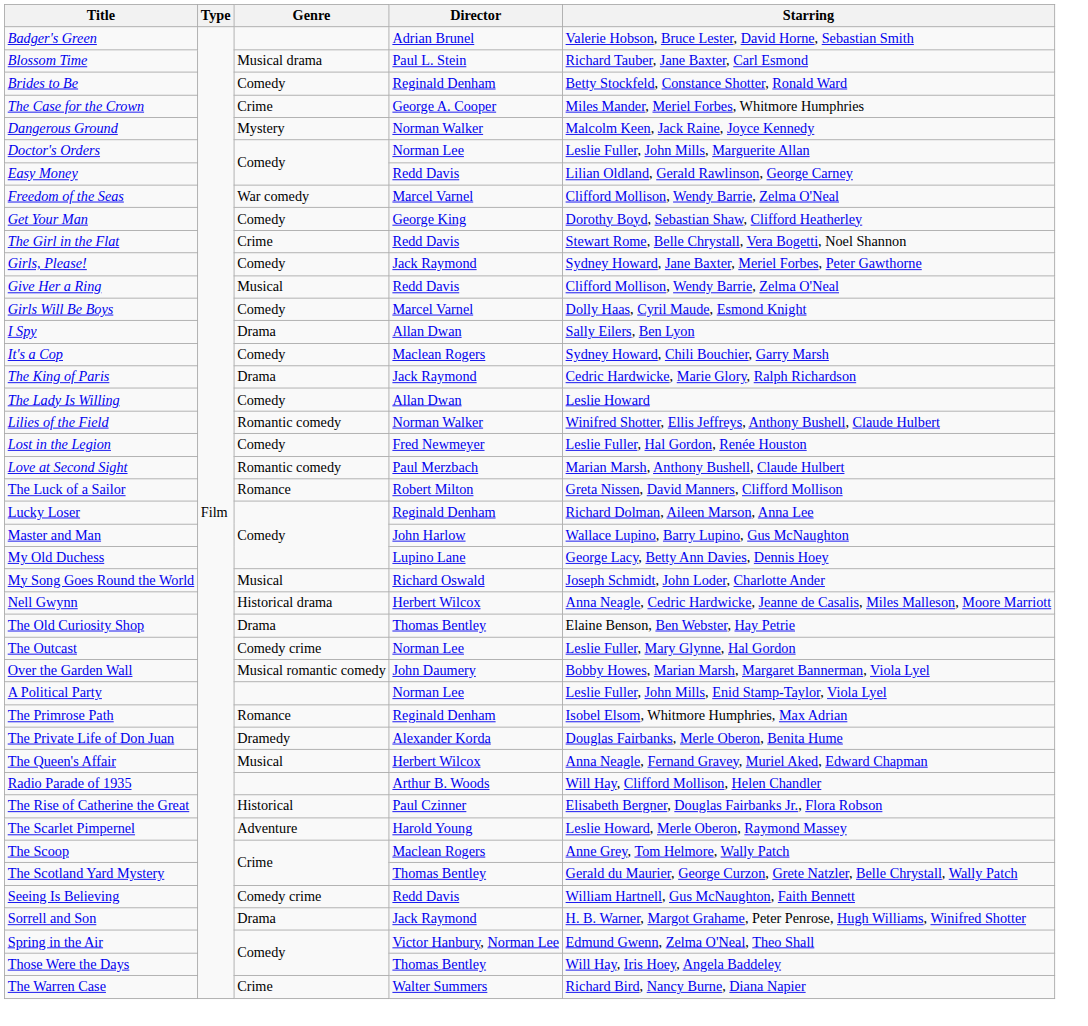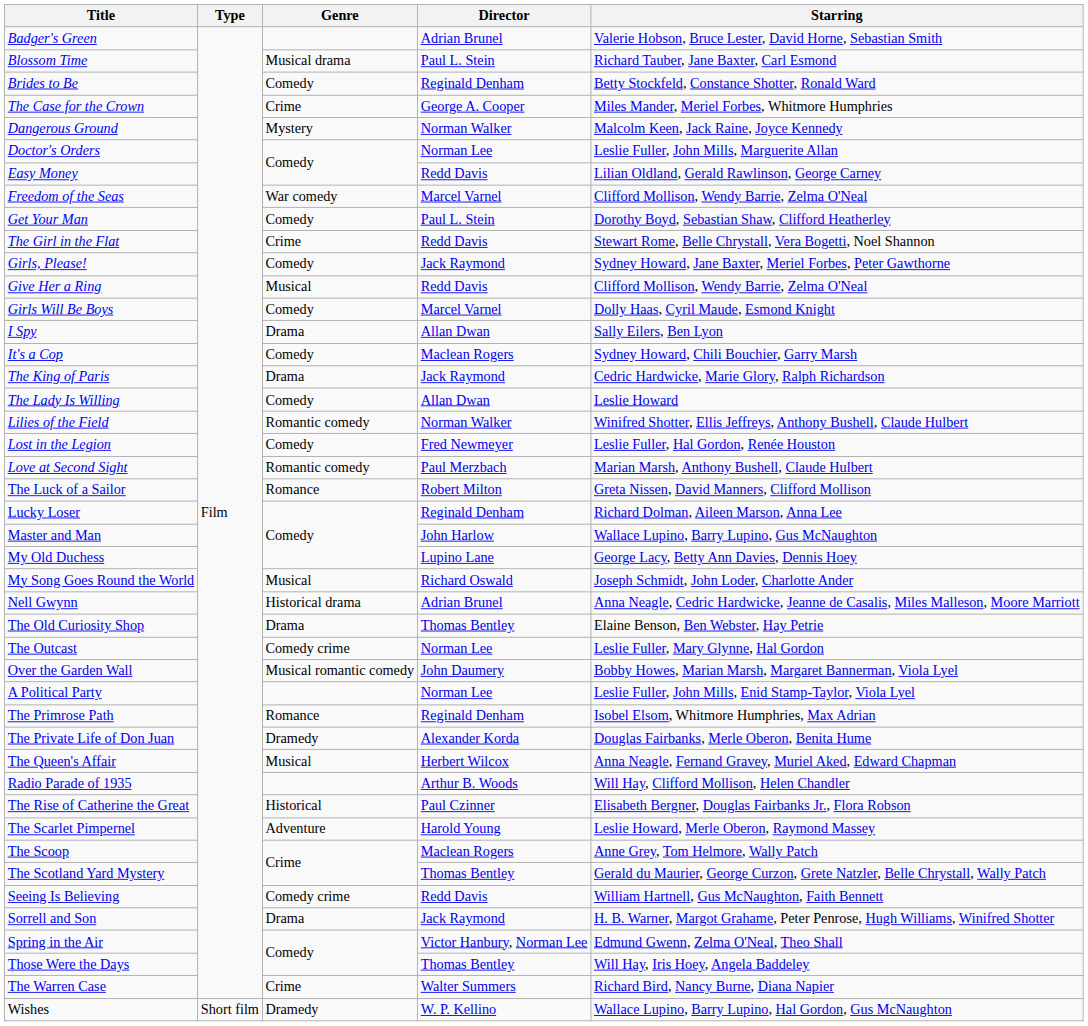(429, 219) George King -> (458, 219) Paul L. Stein
(436, 602) Herbert Wilcox -> (462, 602) Adrian Brunel
+ row: (28, 1009)
